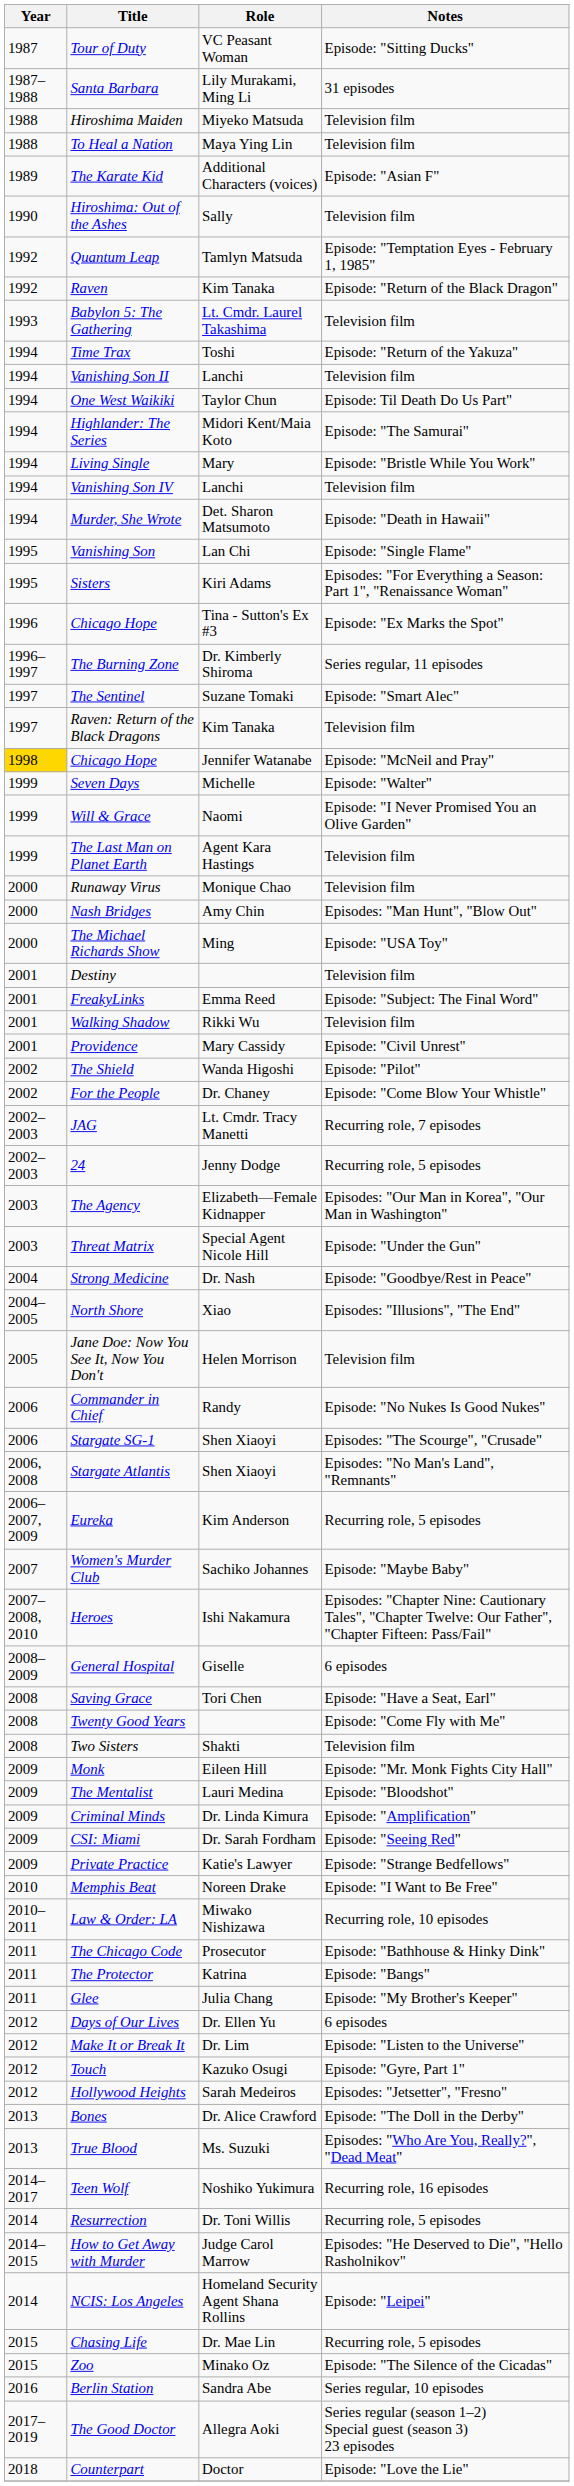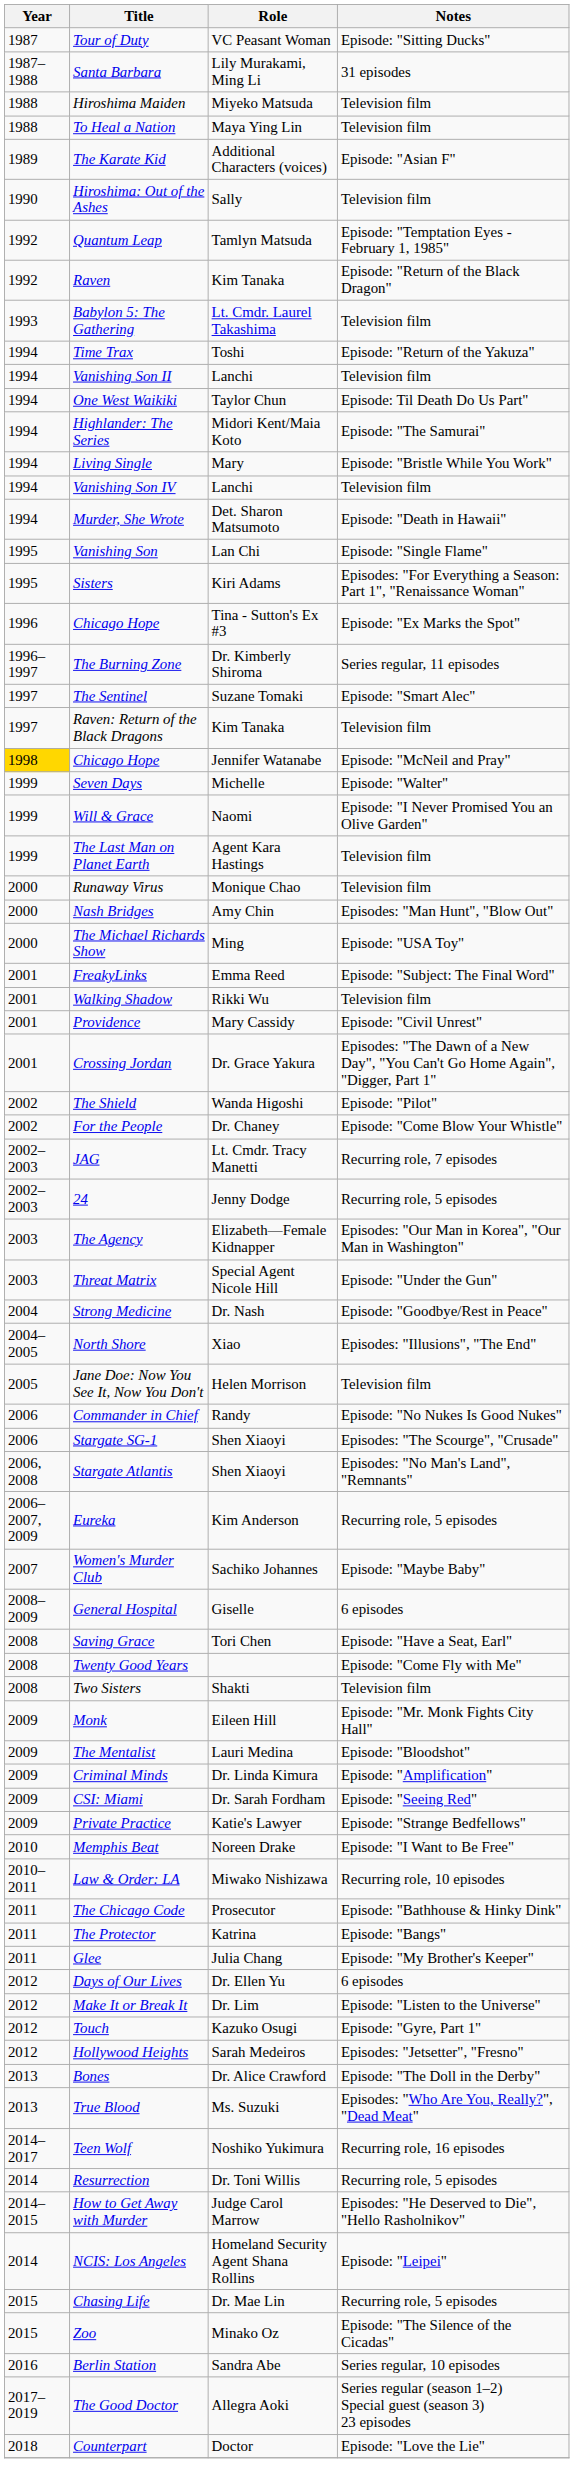- row: (93, 975)
+ row: (122, 1062)
- row: (92, 1617)
